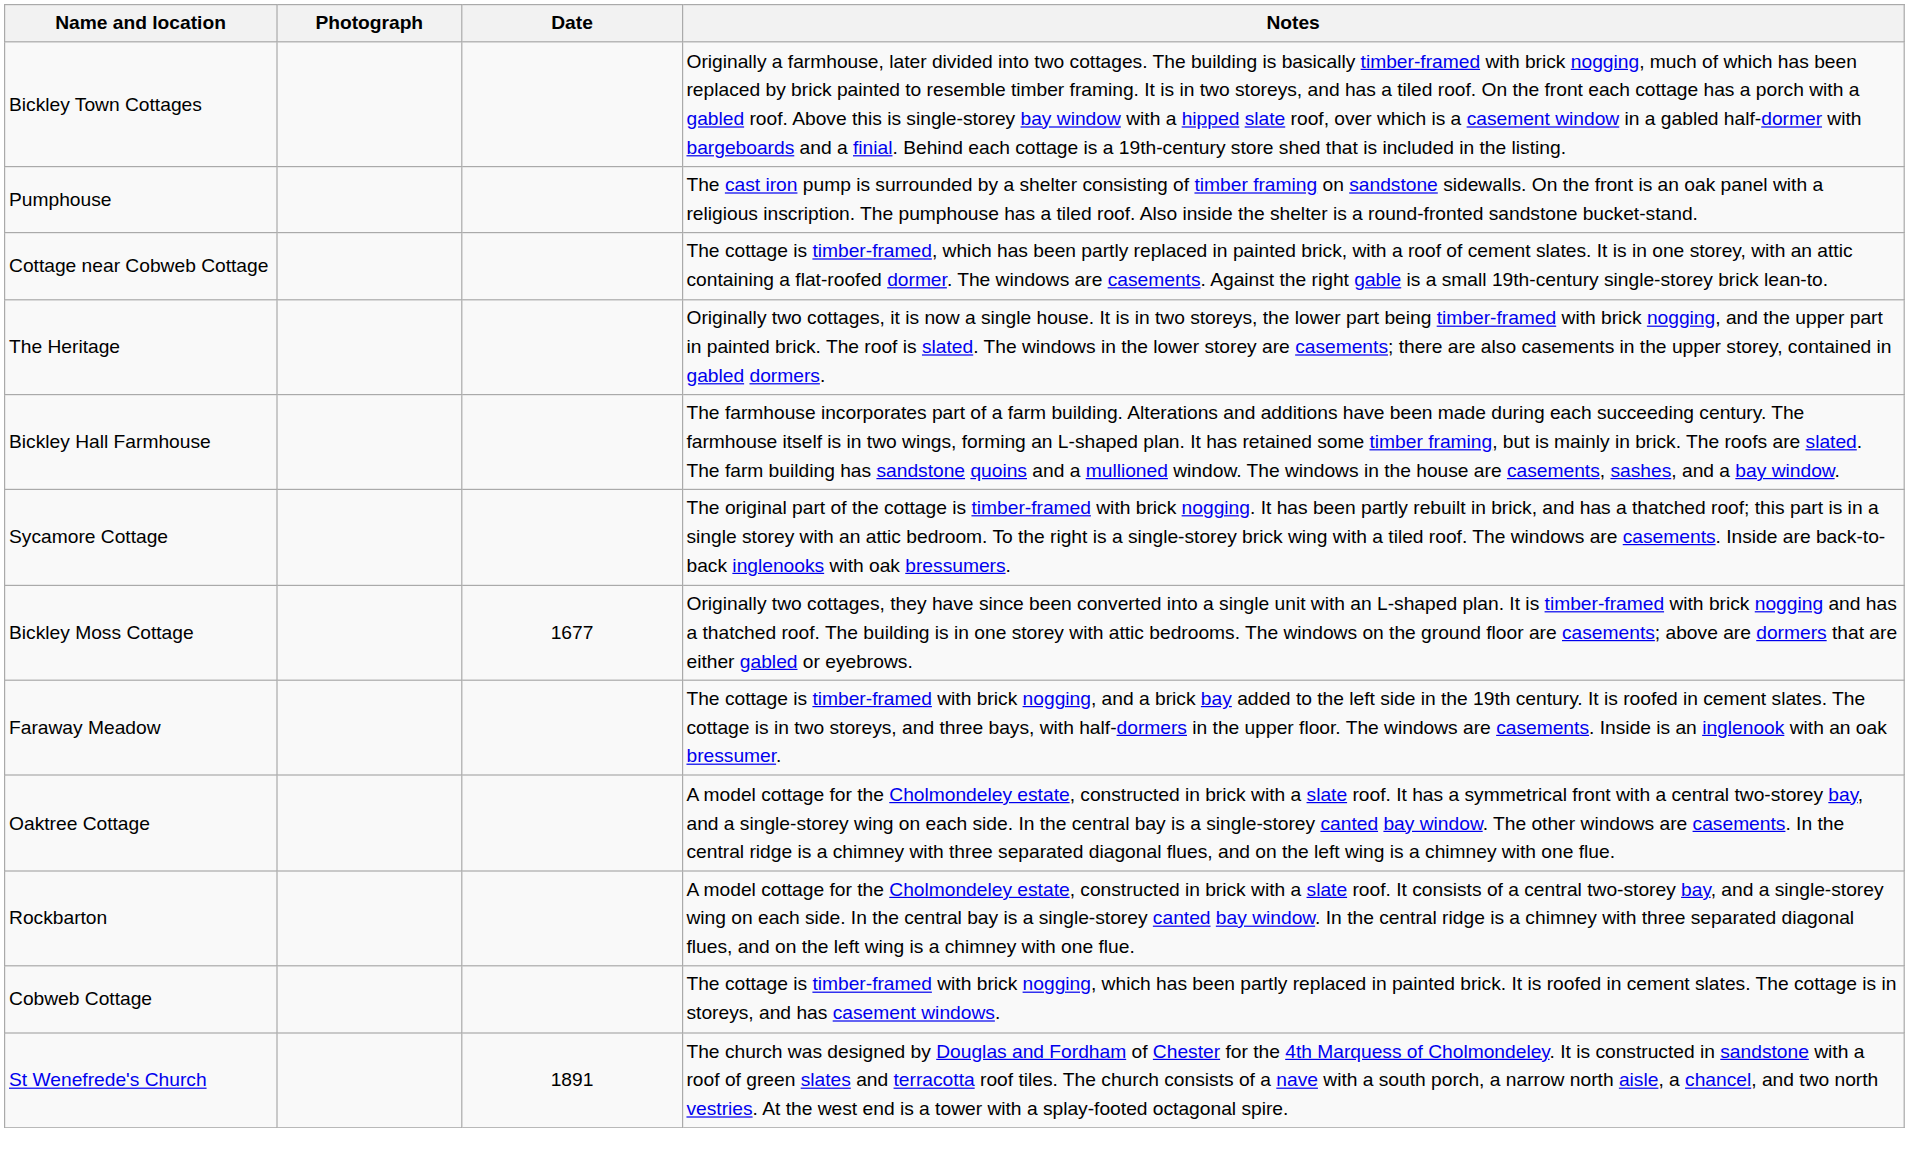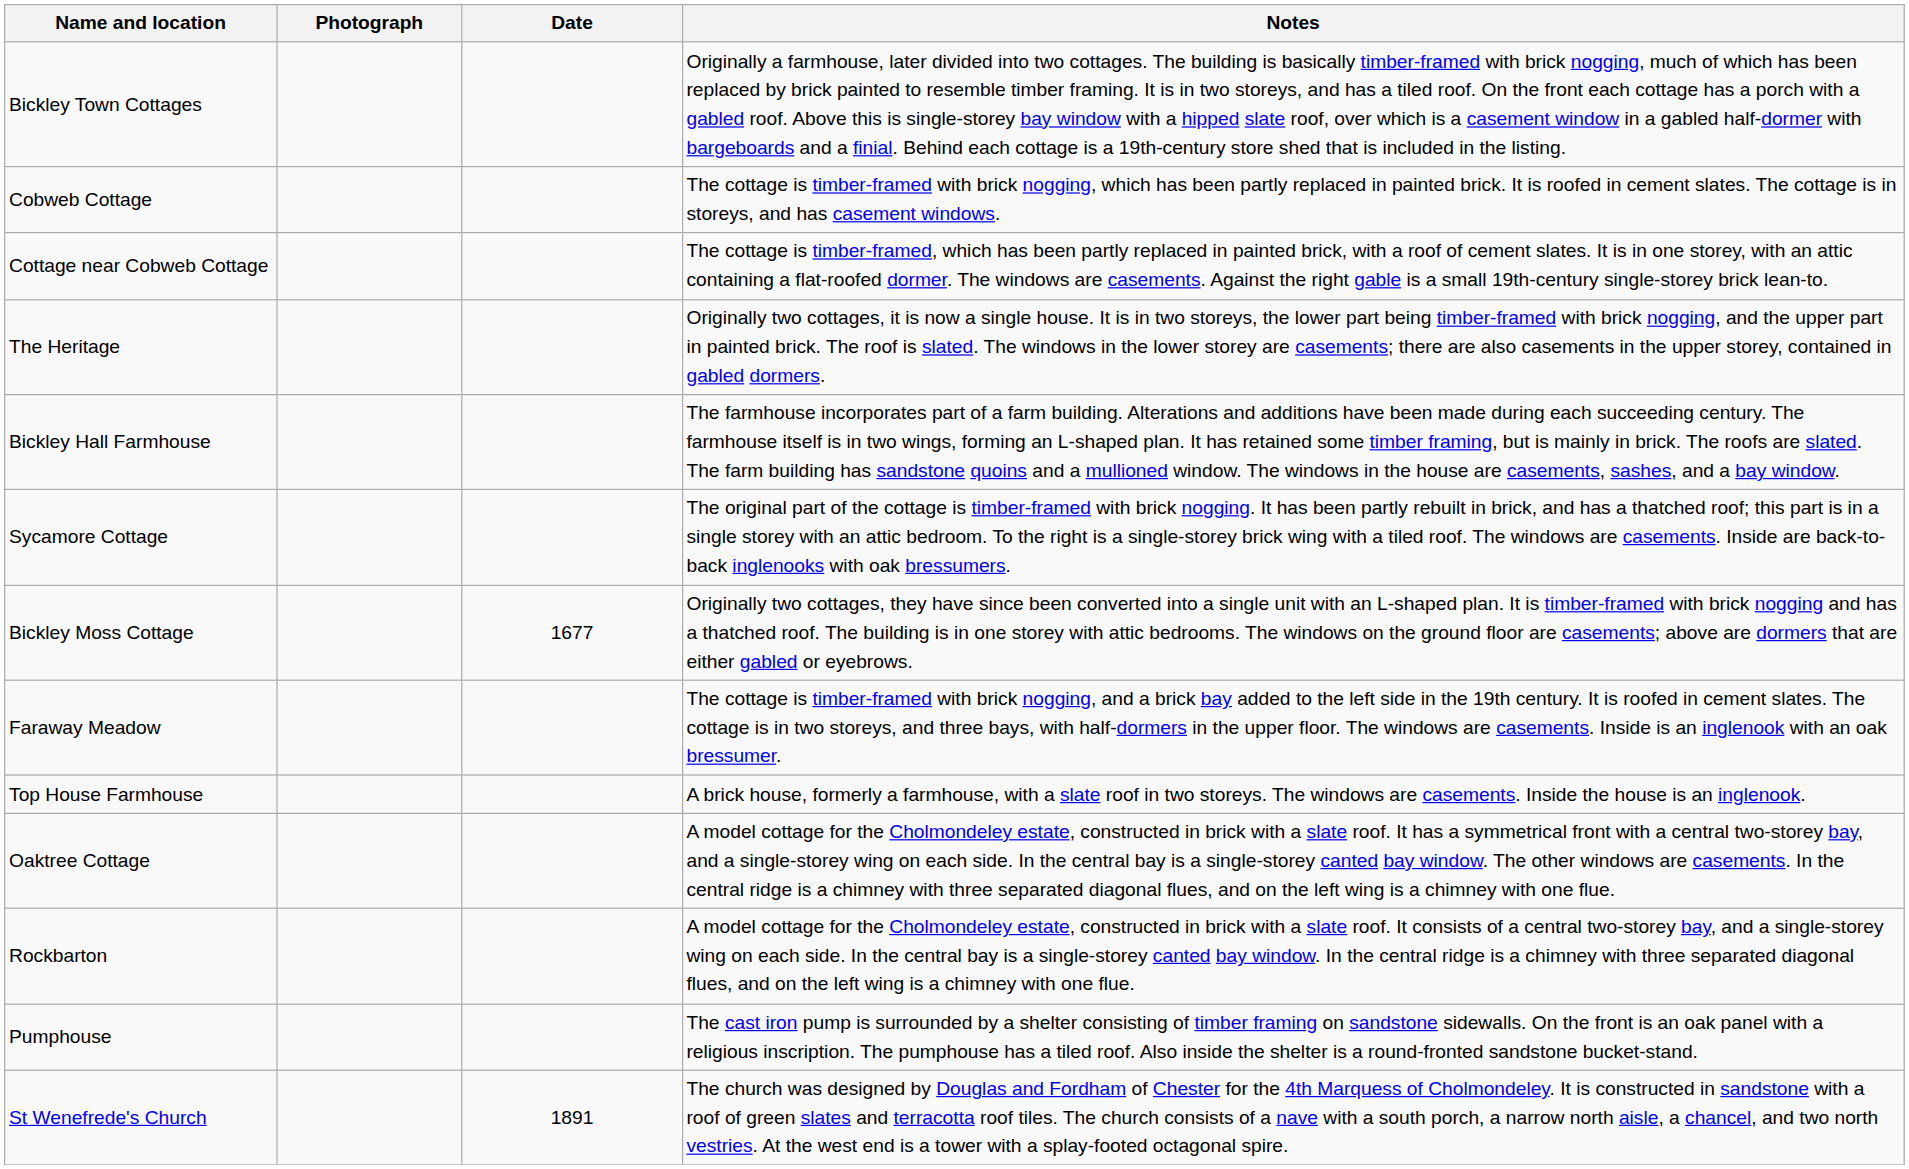rows swapped: (81, 999) <-> (60, 199)
+ row: (106, 794)
